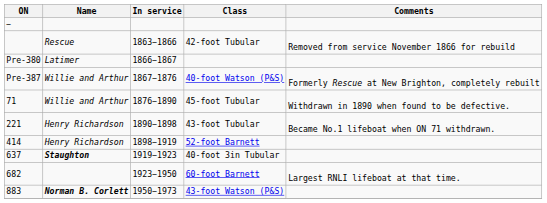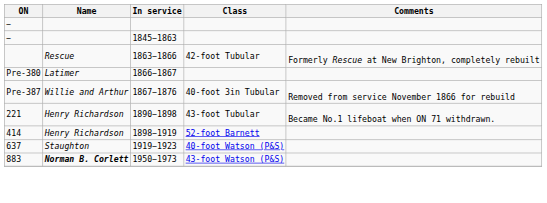+ row: (9, 38)
(402, 47) Removed from service November 1866 for rebuild -> (414, 60) Formerly Rescue at New Brighton, completely rebuilt
(235, 79) 40-foot Watson (P&S) -> (232, 92) 40-foot 3in Tubular
(414, 83) Formerly Rescue at New Brighton, completely rebuilt -> (402, 97) Removed from service November 1866 for rebuild
- row: (11, 101)
(67, 156) bold -> (67, 146) normal
(232, 156) 40-foot 3in Tubular -> (235, 146) 40-foot Watson (P&S)
- row: (14, 174)
